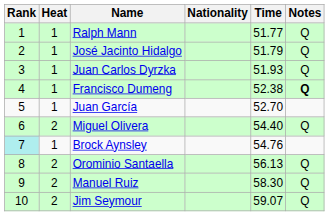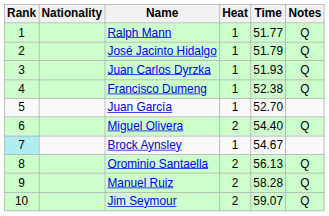columns swapped: (54, 13) <-> (218, 13)
(305, 88) bold -> (305, 88) normal
(268, 145) 54.76 -> (268, 145) 54.67
(268, 182) 58.30 -> (268, 182) 58.28
